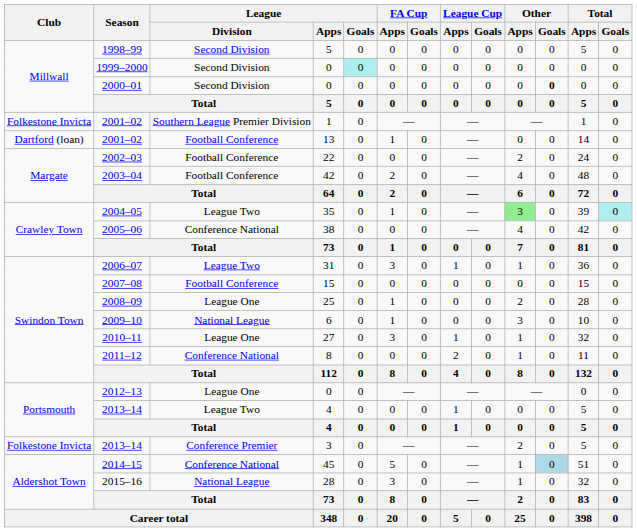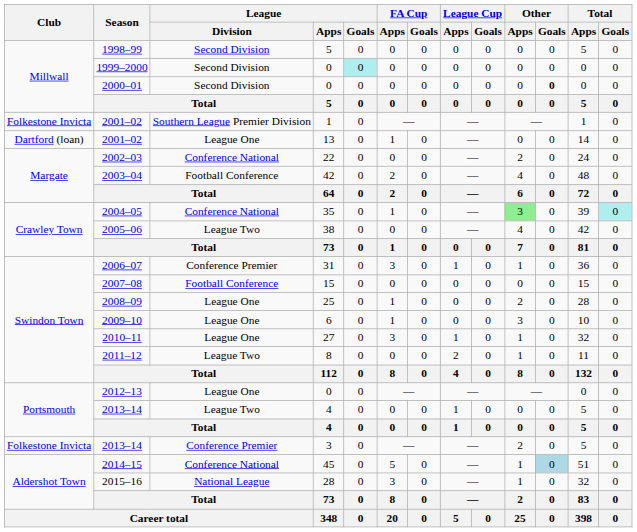(232, 139) Football Conference -> (232, 139) League One
(232, 157) Football Conference -> (232, 157) Conference National
(232, 211) League Two -> (232, 211) Conference National
(232, 229) Conference National -> (232, 229) League Two
(232, 265) League Two -> (232, 265) Conference Premier
(232, 319) National League -> (232, 319) League One
(232, 355) Conference National -> (232, 355) League Two
